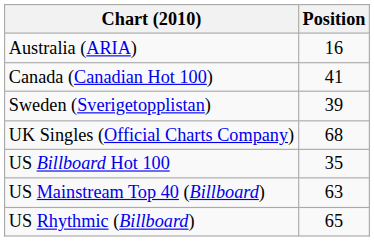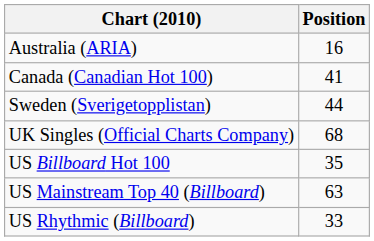(334, 105) 39 -> (334, 105) 44
(334, 221) 65 -> (334, 221) 33
